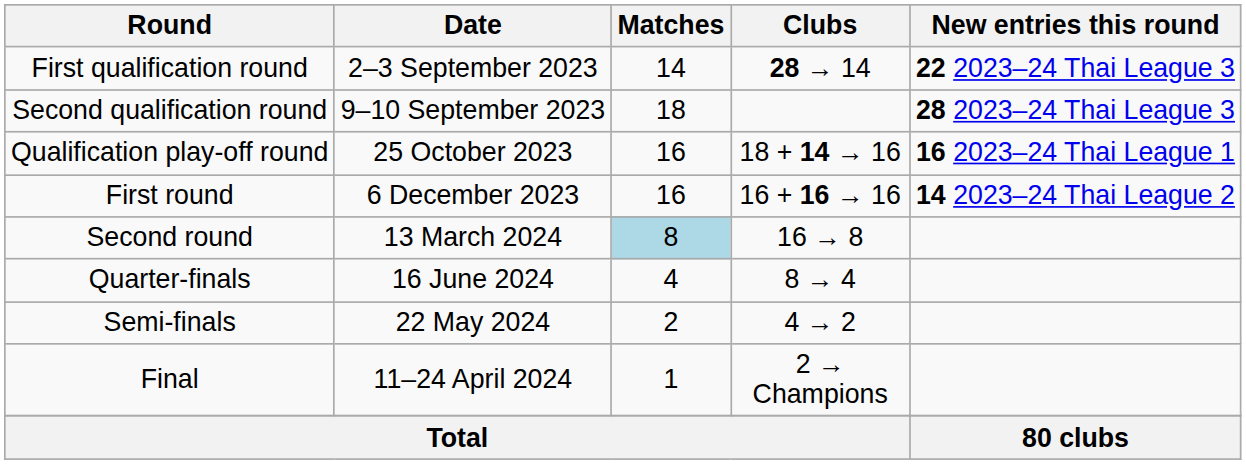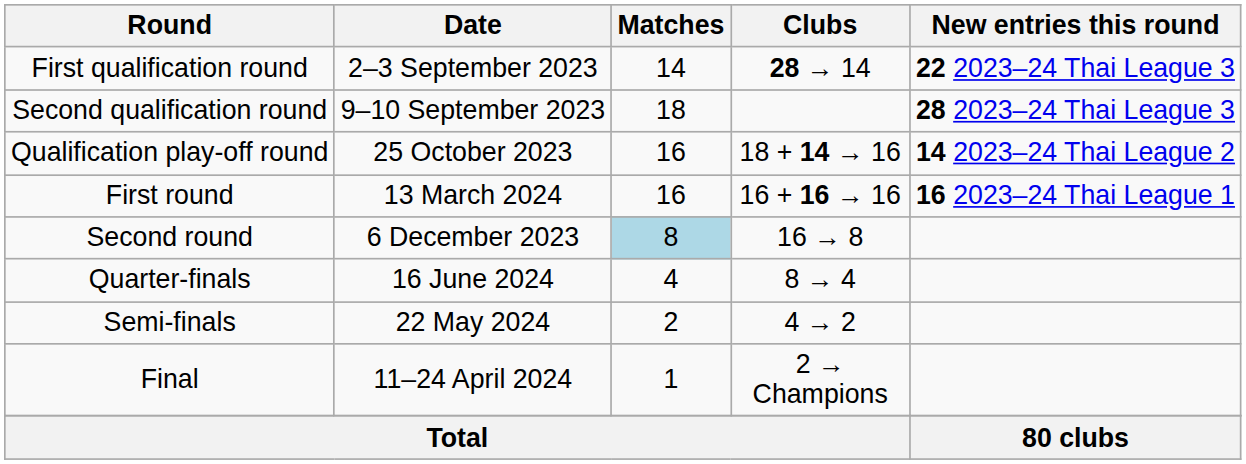(1075, 152) 16 2023–24 Thai League 1 -> (1075, 152) 14 2023–24 Thai League 2
(473, 195) 6 December 2023 -> (473, 195) 13 March 2024
(1075, 195) 14 2023–24 Thai League 2 -> (1075, 195) 16 2023–24 Thai League 1
(473, 237) 13 March 2024 -> (473, 237) 6 December 2023
